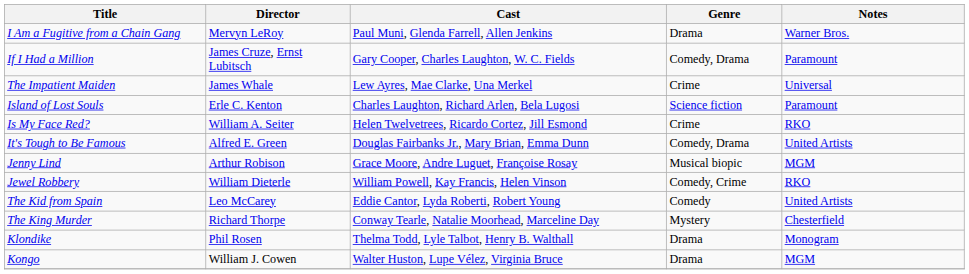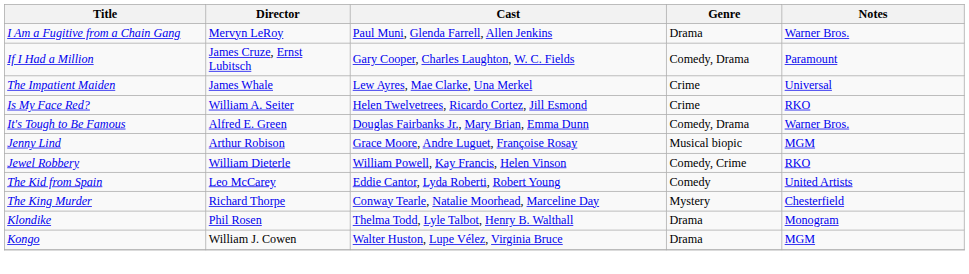- row: (55, 104)
(819, 143) United Artists -> (817, 124) Warner Bros.
